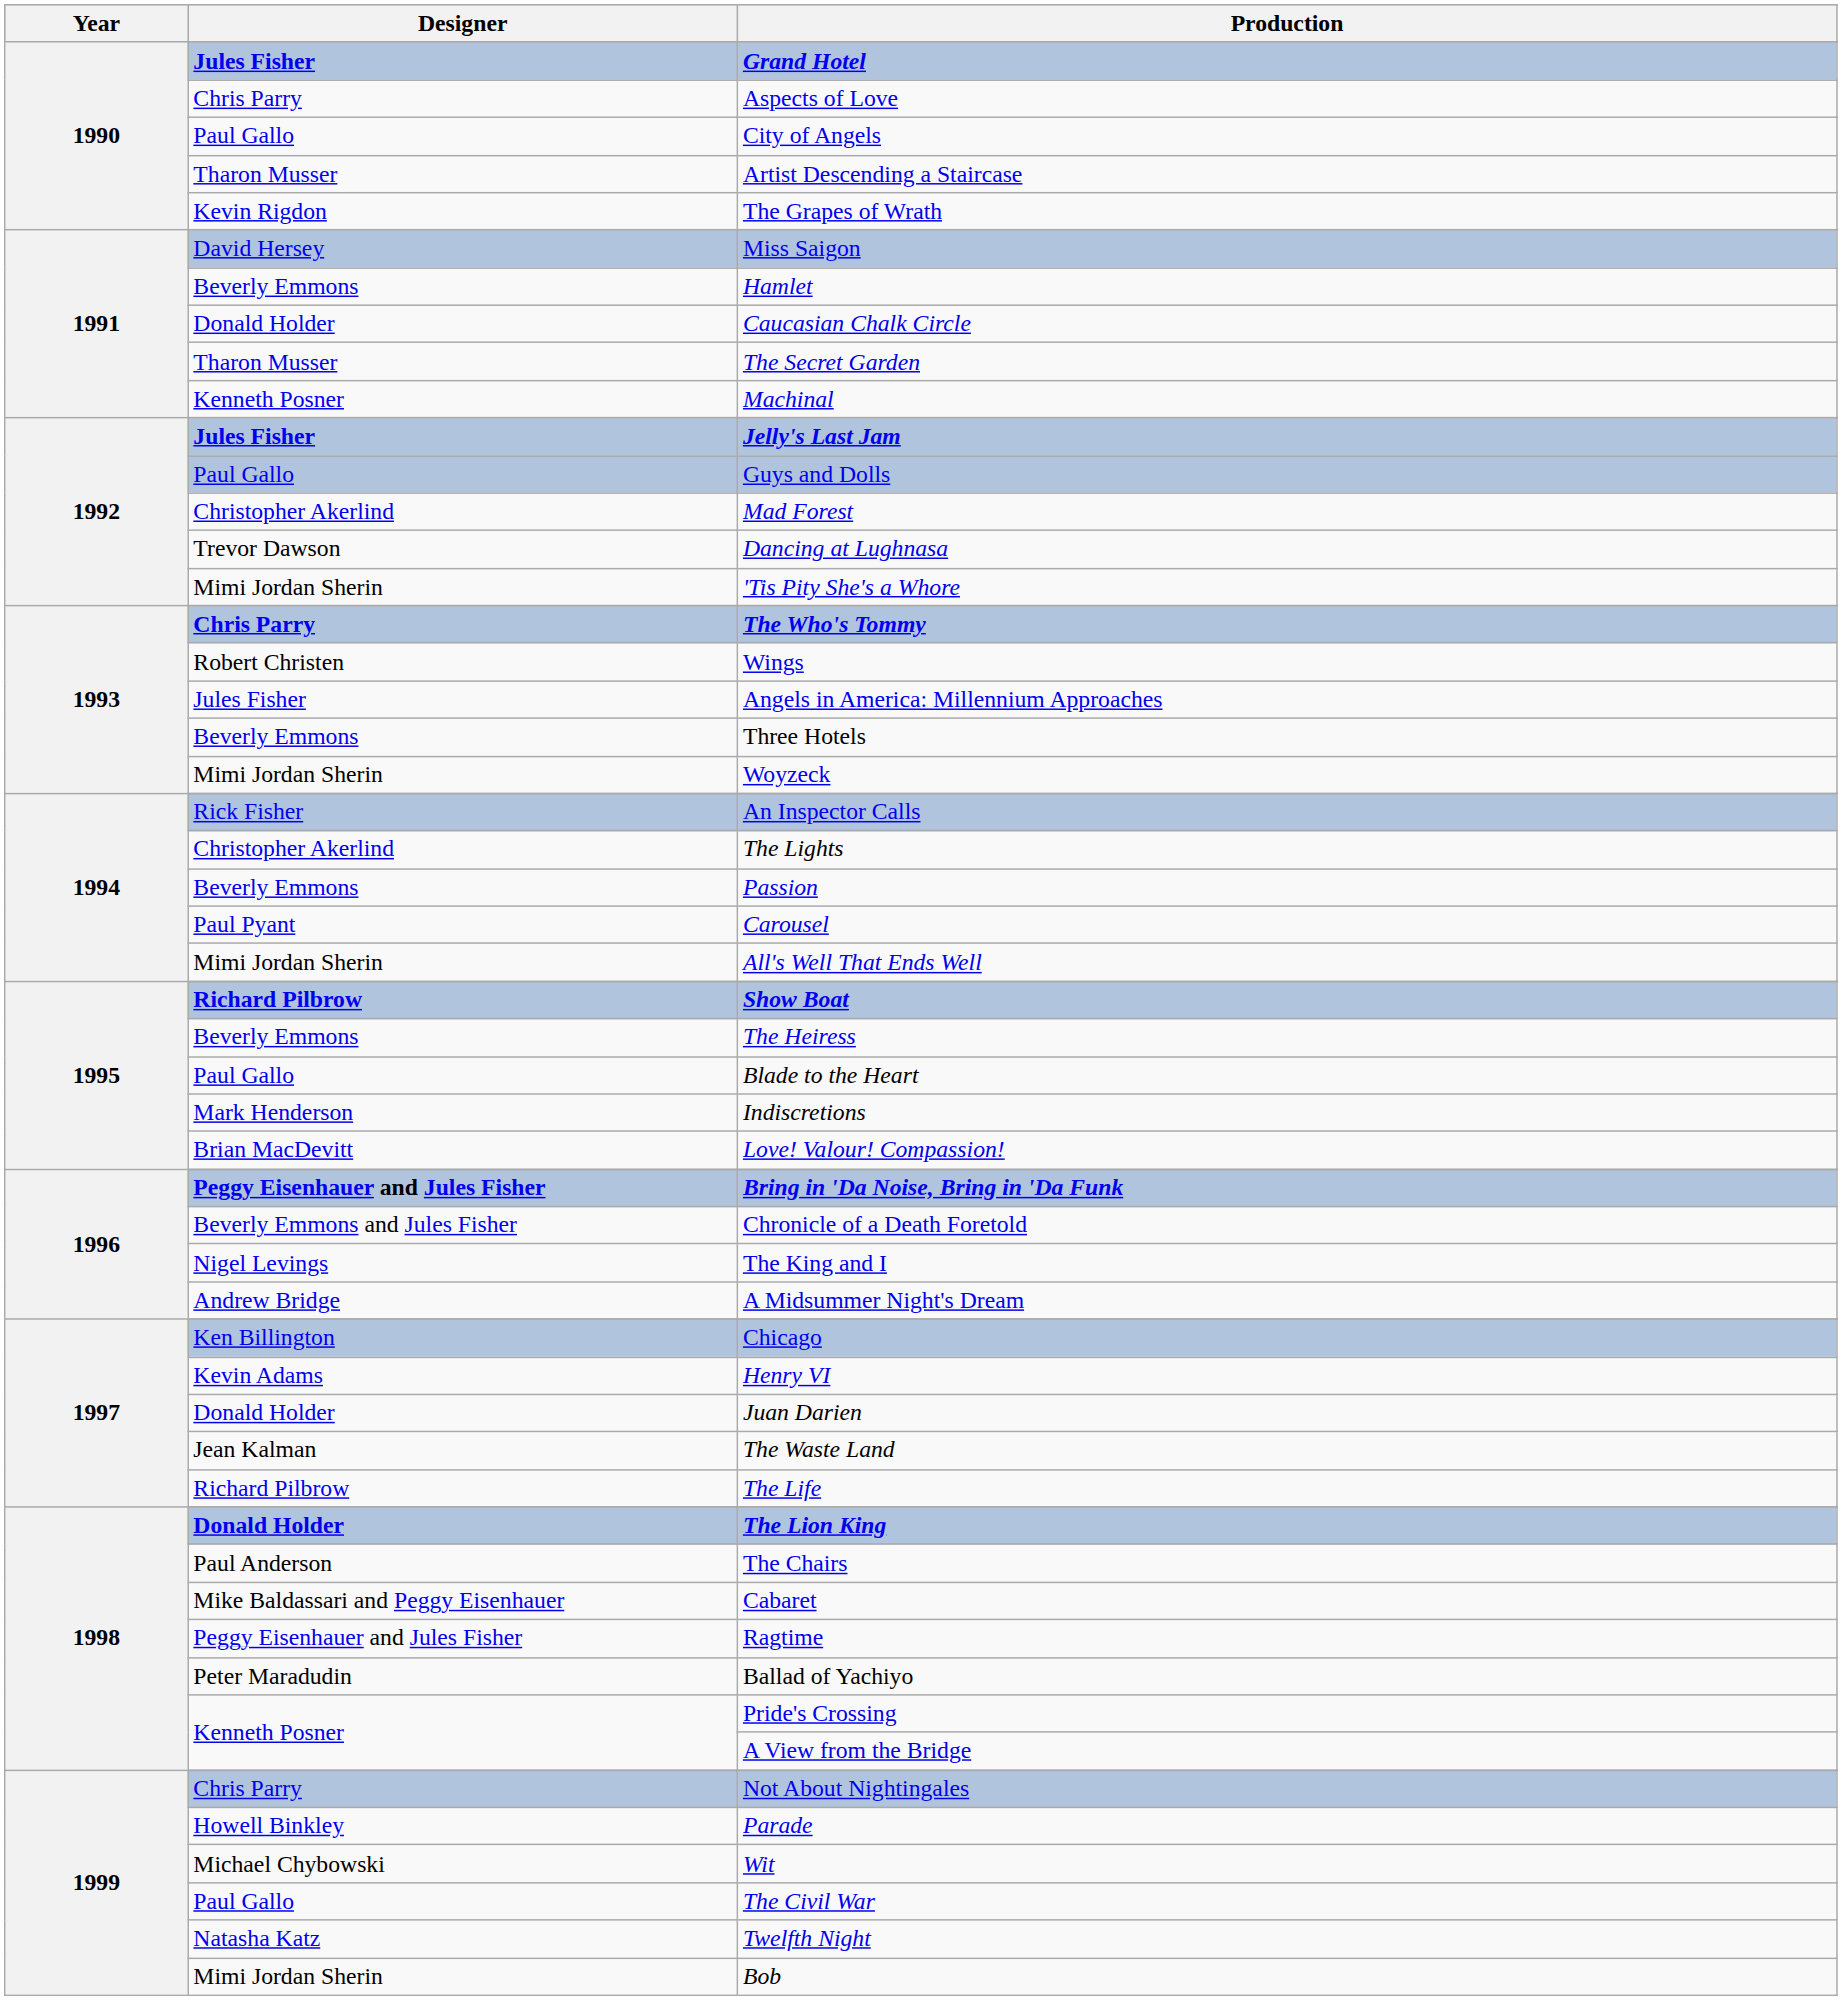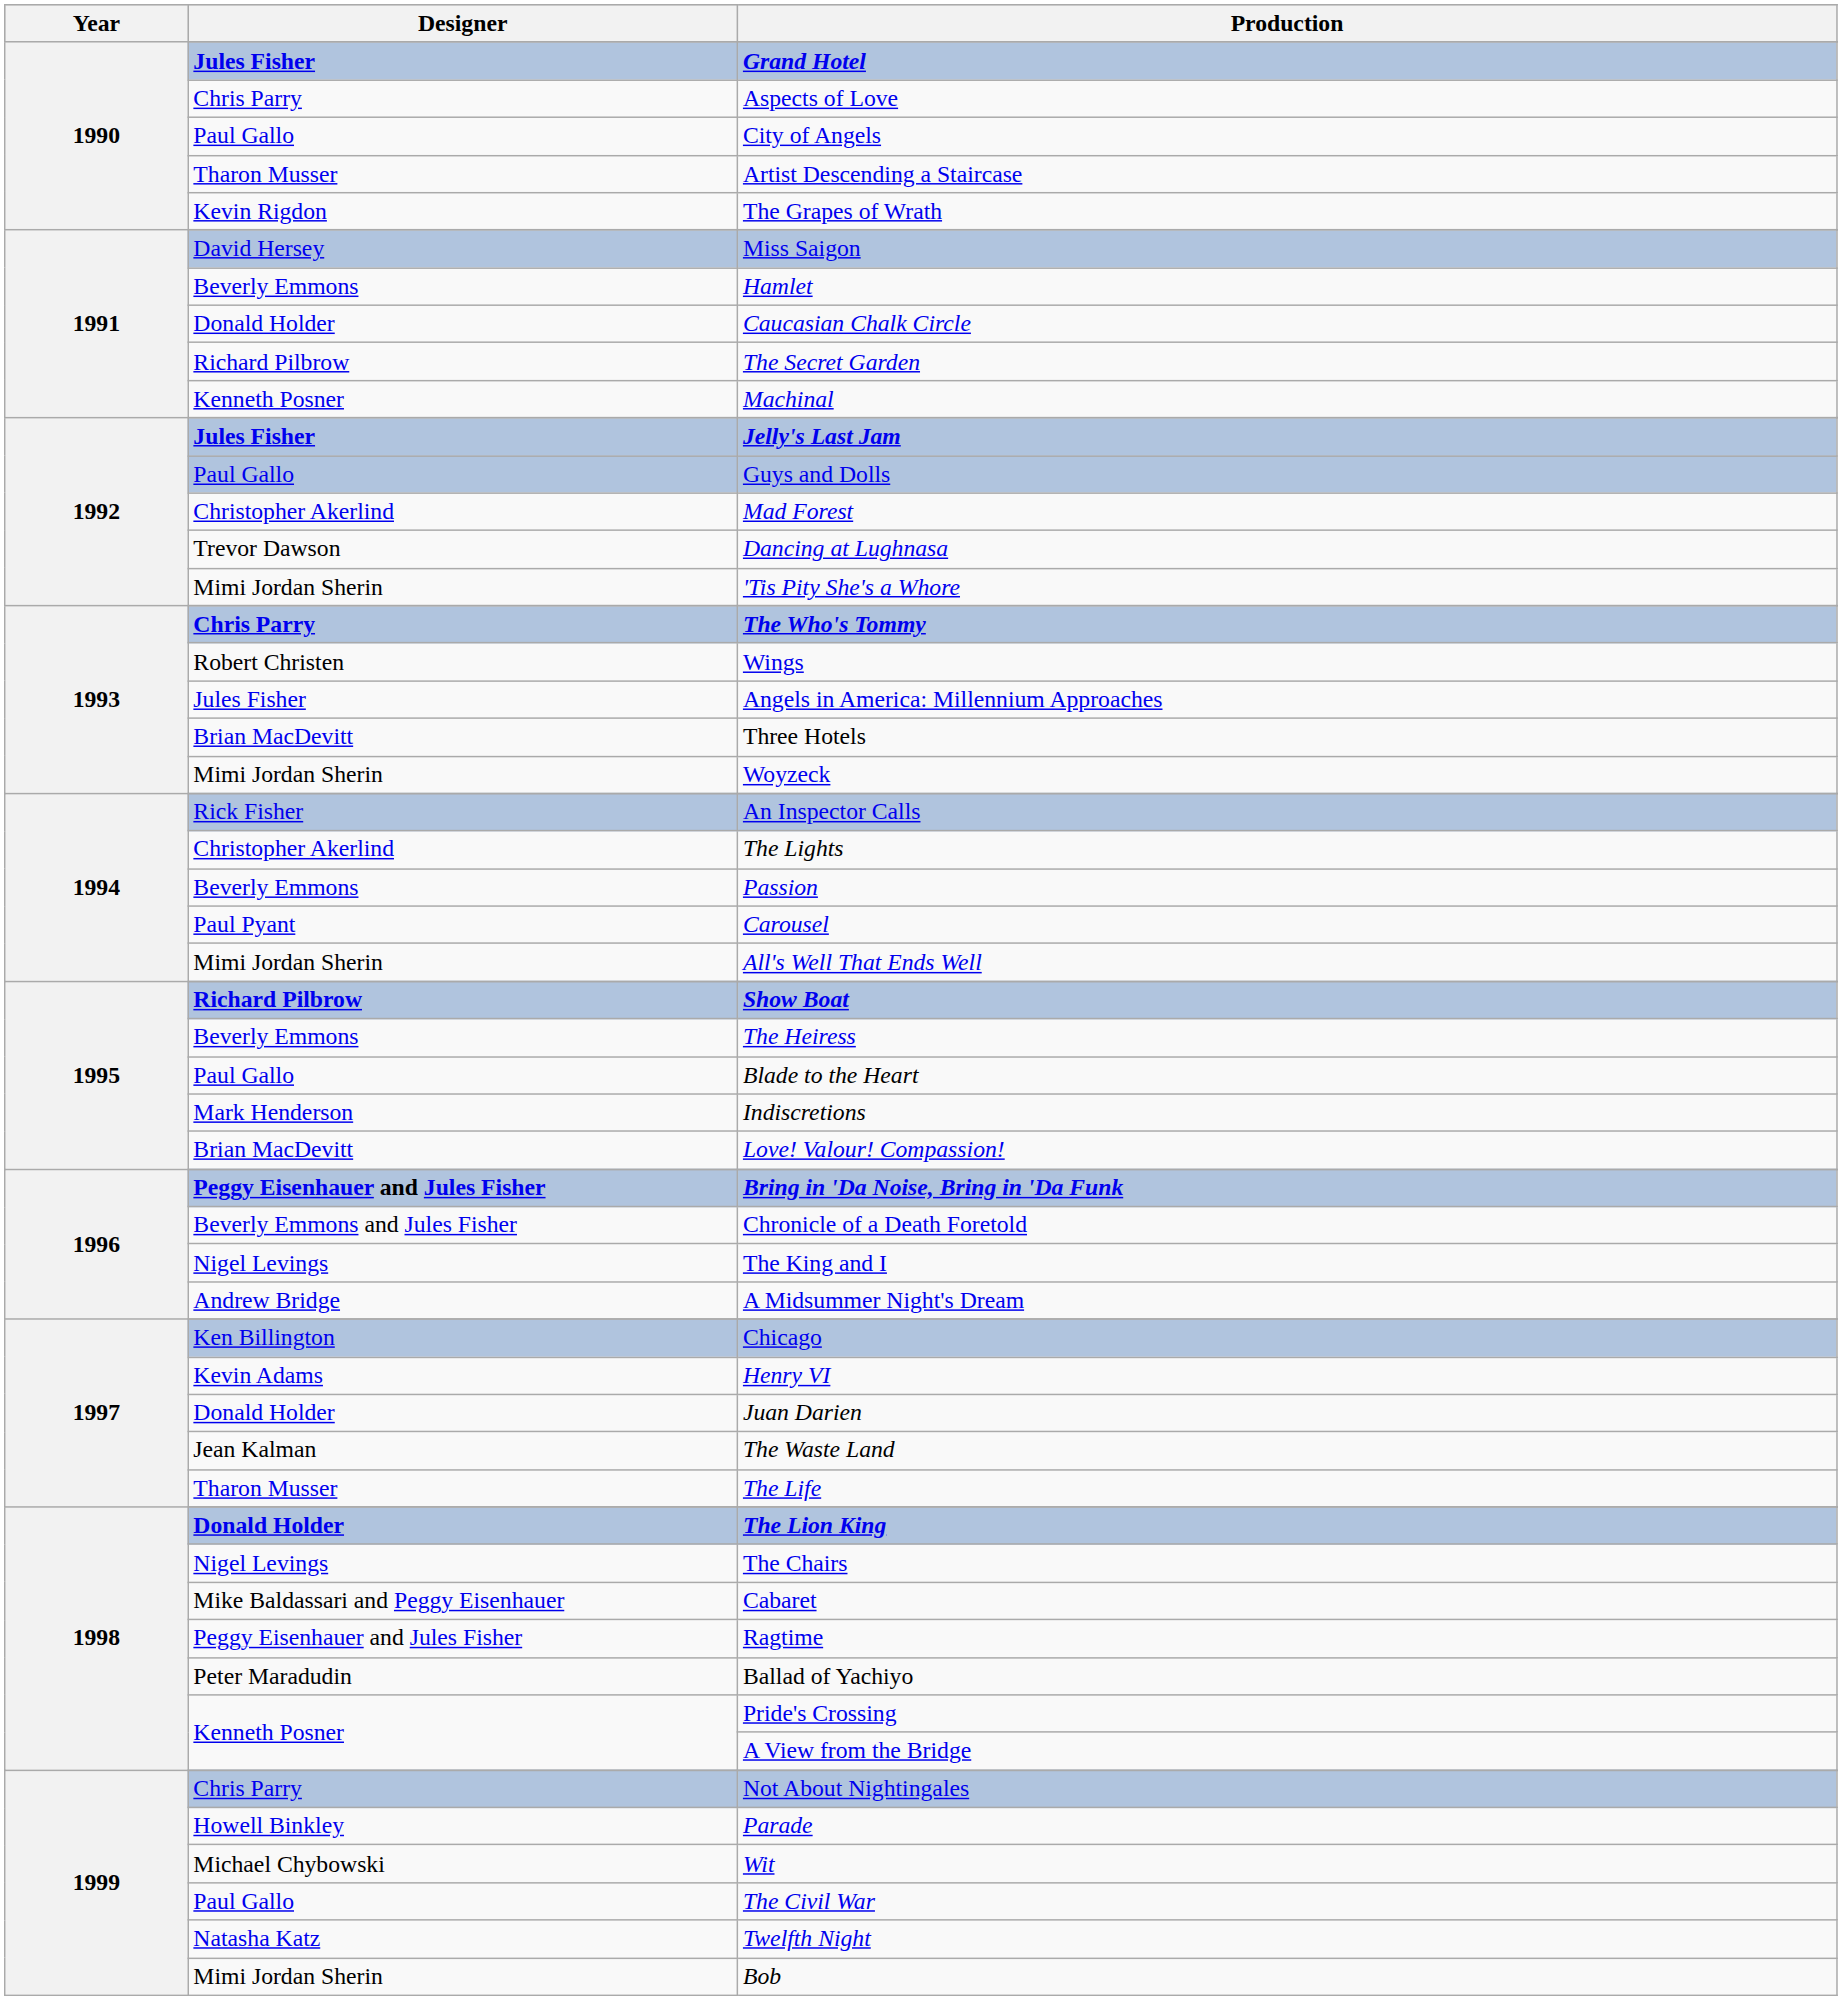(265, 361) Tharon Musser -> (271, 361) Richard Pilbrow
(276, 736) Beverly Emmons -> (273, 736) Brian MacDevitt
(271, 1487) Richard Pilbrow -> (265, 1487) Tharon Musser
(263, 1563) Paul Anderson -> (261, 1563) Nigel Levings
